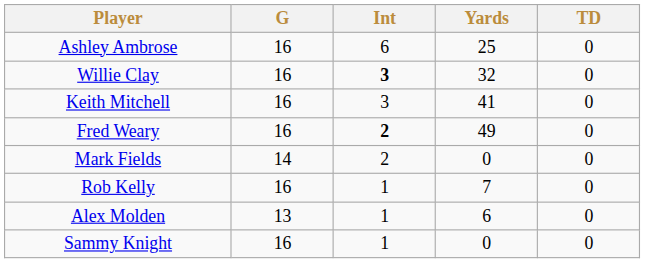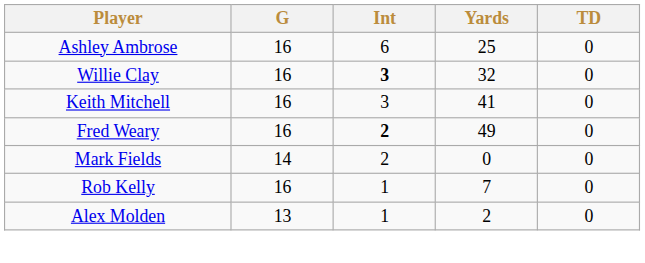(487, 215) 6 -> (487, 215) 2
- row: (118, 243)
